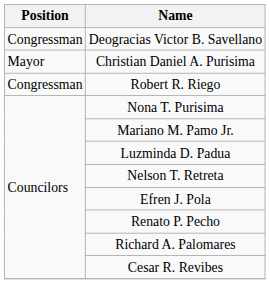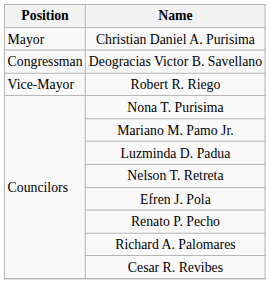rows swapped: (175, 39) <-> (175, 61)
(45, 84) Congressman -> (41, 84) Vice-Mayor
